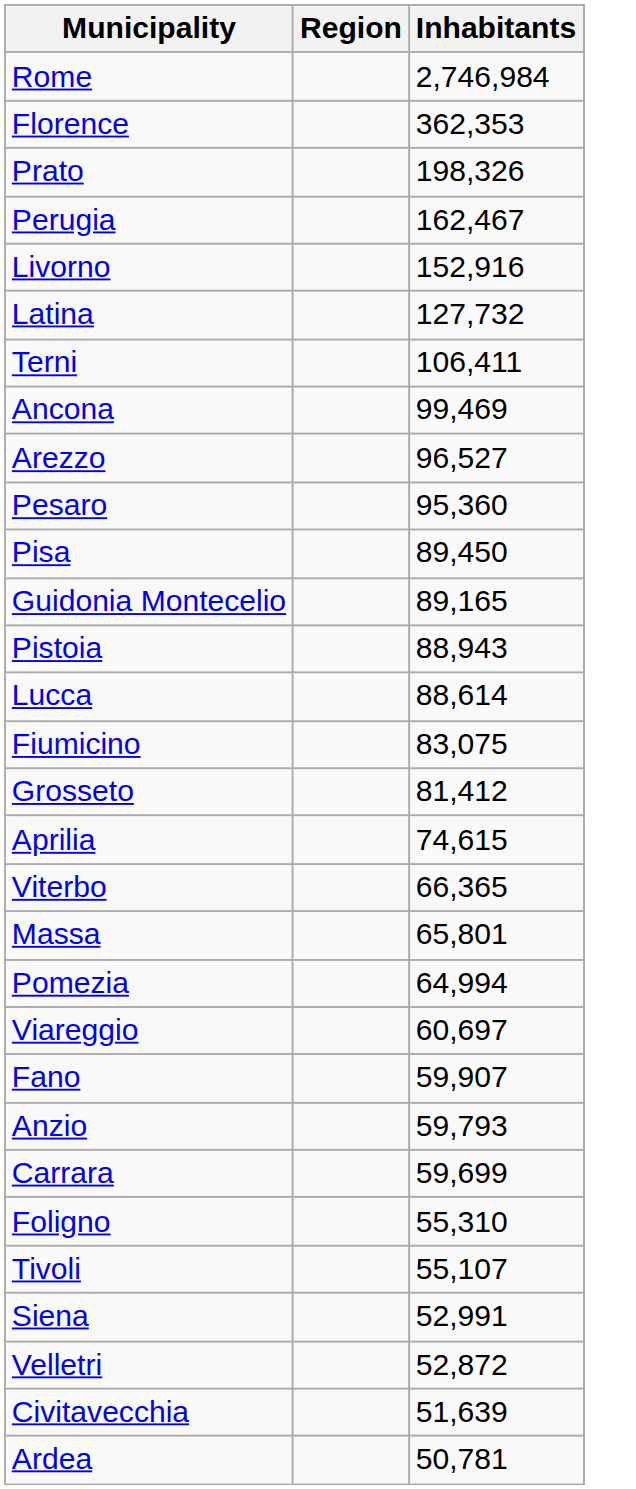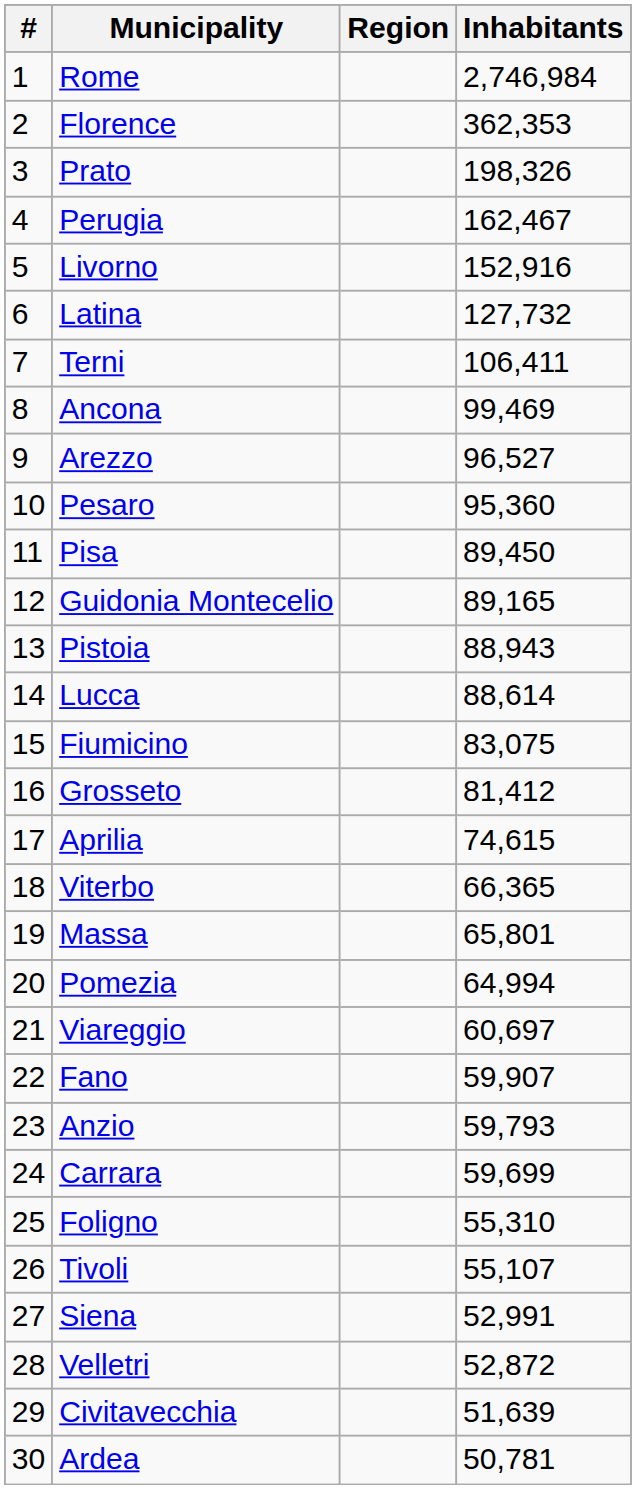+ column: (29, 28)
